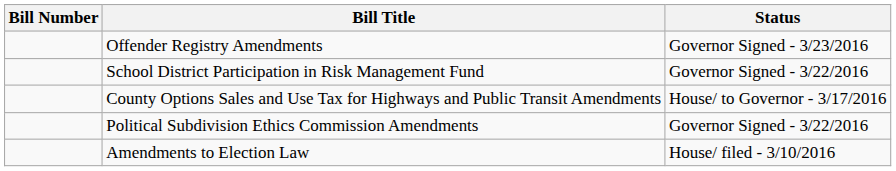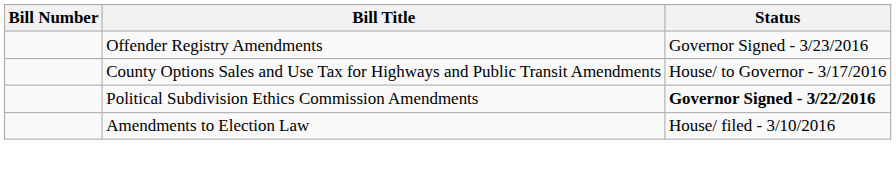- row: (295, 71)
(769, 125) normal -> (772, 98) bold
